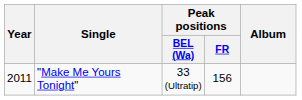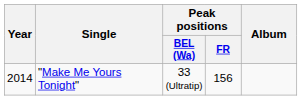(19, 79) 2011 -> (20, 79) 2014
